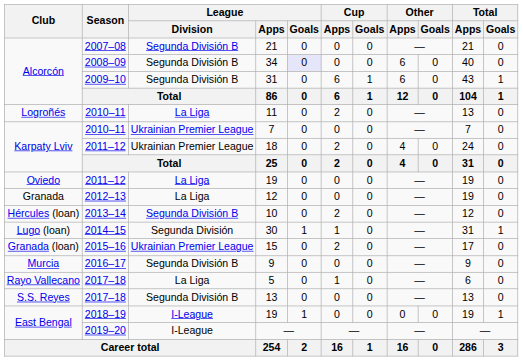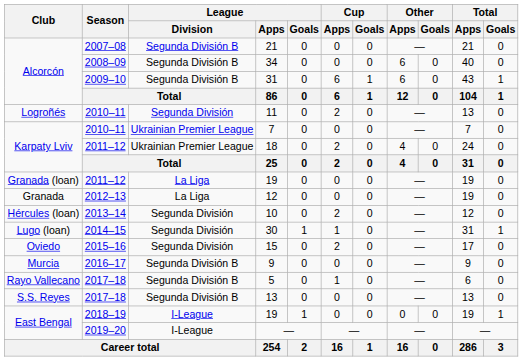(304, 63) lavender background -> (304, 63) no background
(192, 113) La Liga -> (192, 113) Segunda División
(43, 180) Oviedo -> (43, 180) Granada (loan)
(192, 213) Segunda División B -> (192, 213) Segunda División
(43, 247) Granada (loan) -> (43, 247) Oviedo
(192, 247) Ukrainian Premier League -> (192, 247) Segunda División
(192, 280) La Liga -> (192, 280) Segunda División B
